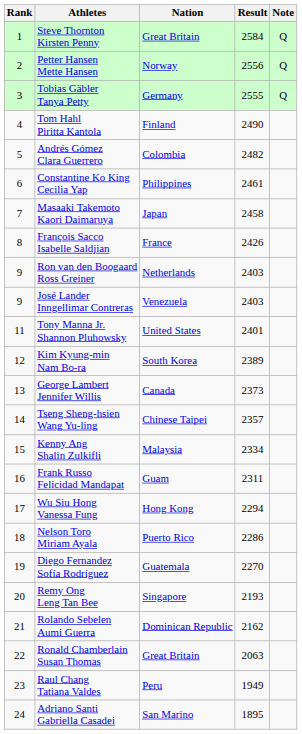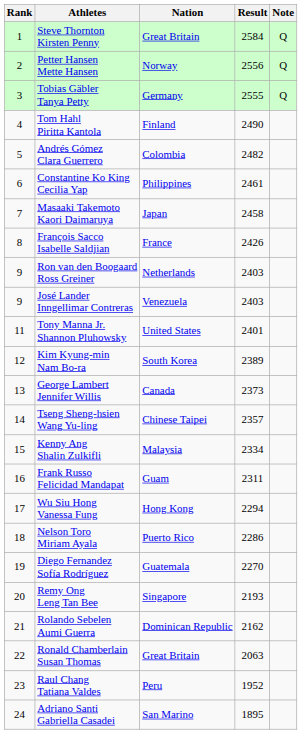(252, 685) 1949 -> (252, 685) 1952
